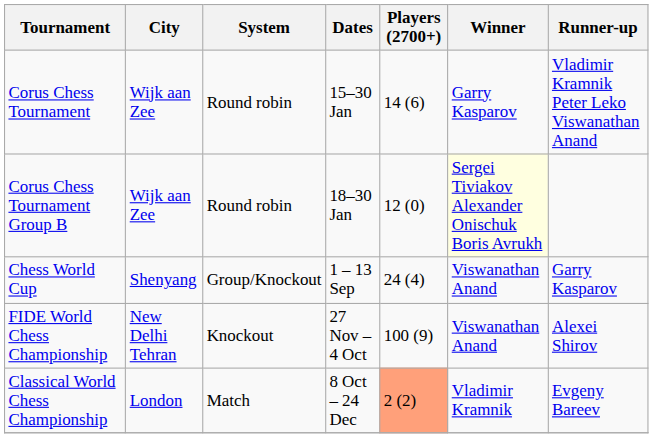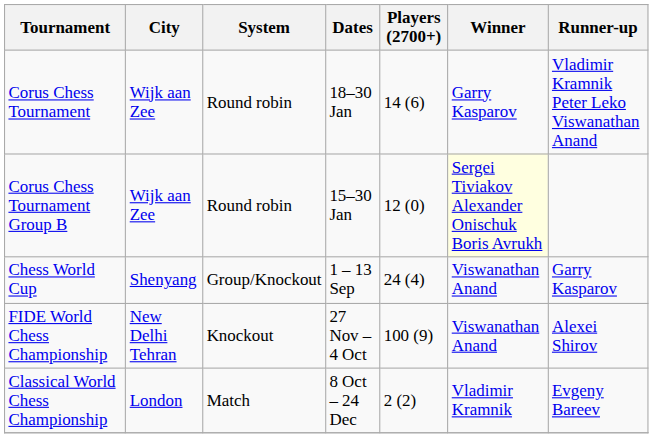(351, 102) 15–30 Jan -> (351, 102) 18–30 Jan
(351, 205) 18–30 Jan -> (351, 205) 15–30 Jan
(400, 400) lightsalmon background -> (400, 400) no background
